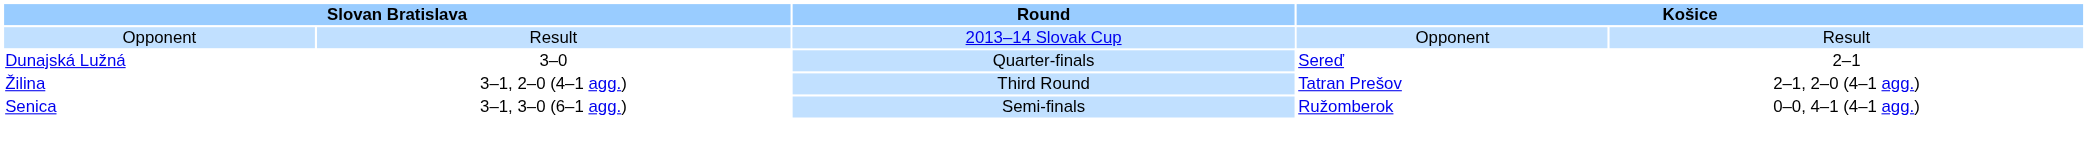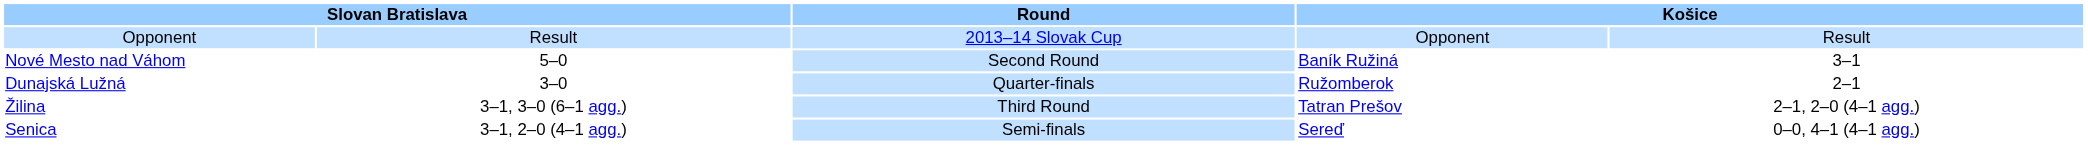+ row: (95, 60)
(1321, 60) Sereď -> (1346, 83) Ružomberok
(553, 83) 3–1, 2–0 (4–1 agg.) -> (553, 106) 3–1, 3–0 (6–1 agg.)
(553, 106) 3–1, 3–0 (6–1 agg.) -> (553, 130) 3–1, 2–0 (4–1 agg.)
(1346, 106) Ružomberok -> (1321, 130) Sereď
